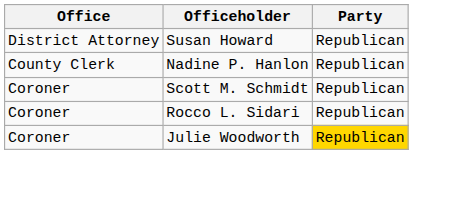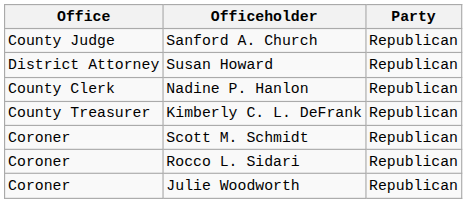+ row: (242, 41)
+ row: (264, 113)
(360, 137) gold background -> (414, 186) no background
